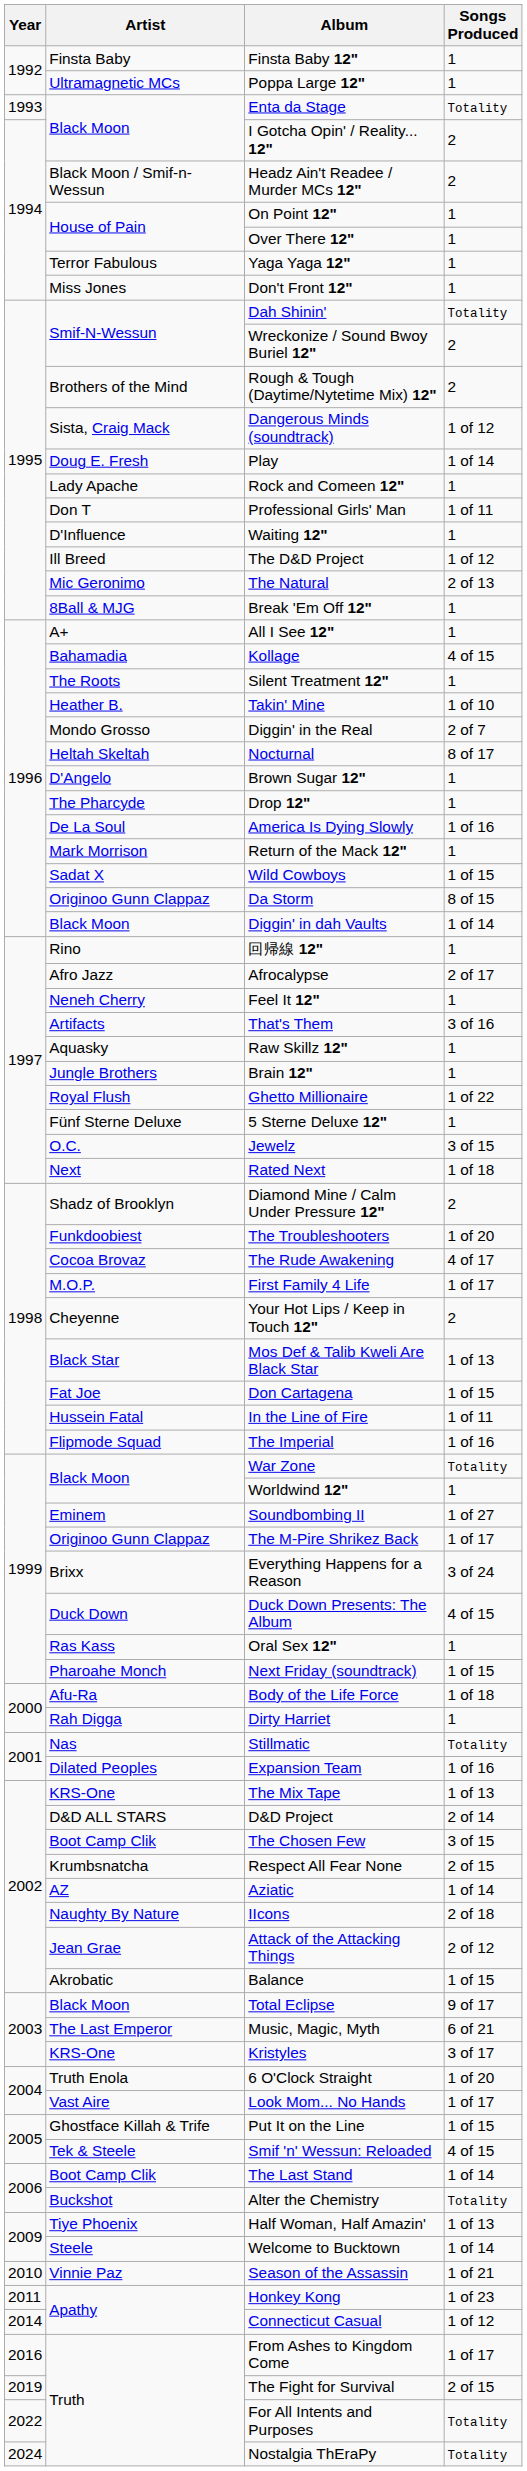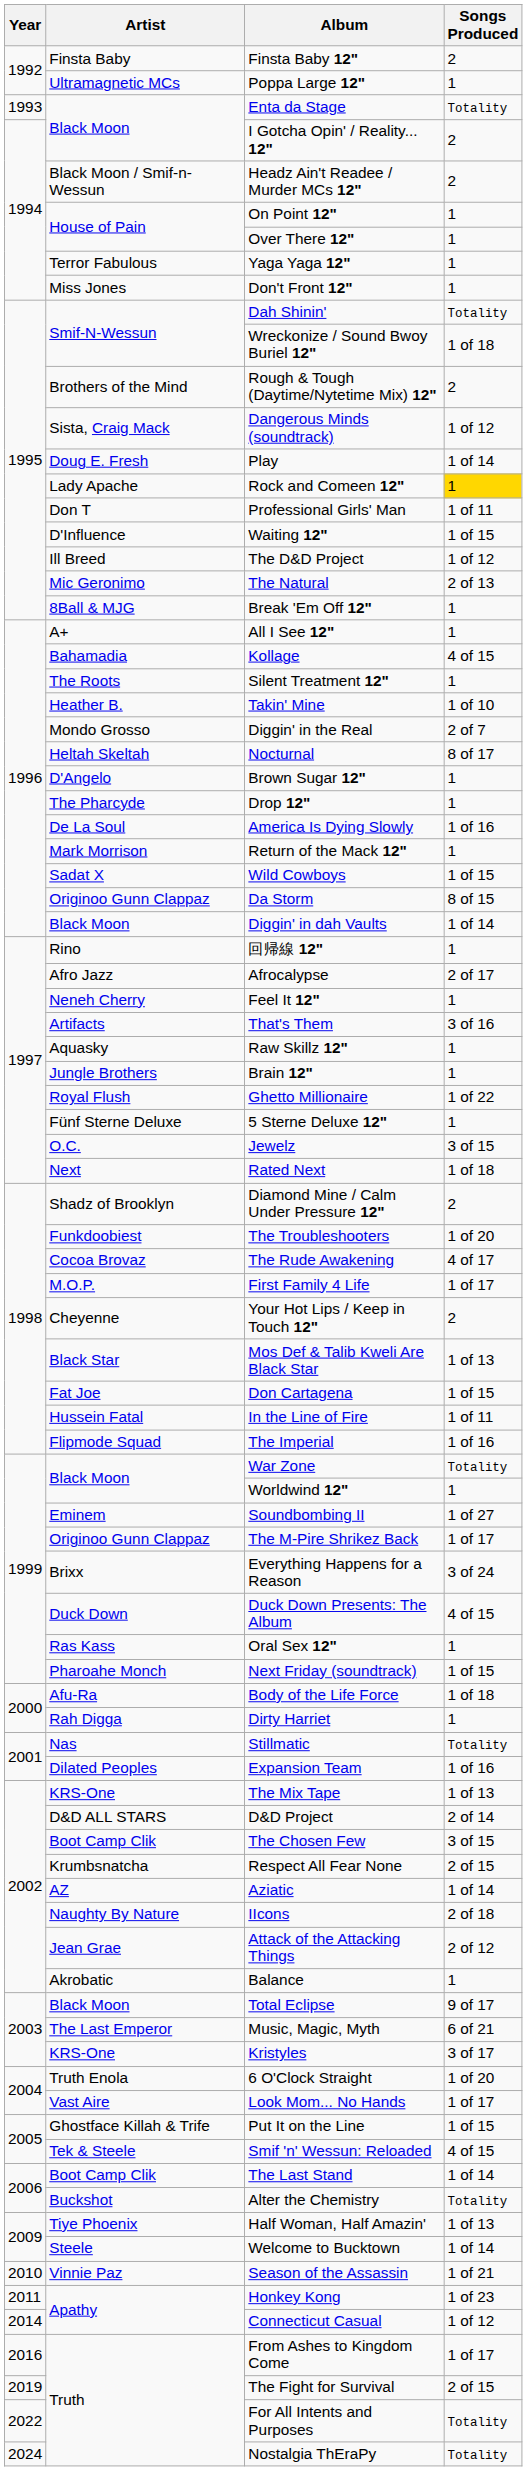(452, 58) 1 -> (452, 58) 2
(452, 345) 2 -> (471, 345) 1 of 18
(452, 485) no background -> (452, 485) gold background
(452, 534) 1 -> (471, 534) 1 of 15
(471, 1980) 1 of 15 -> (452, 1980) 1
